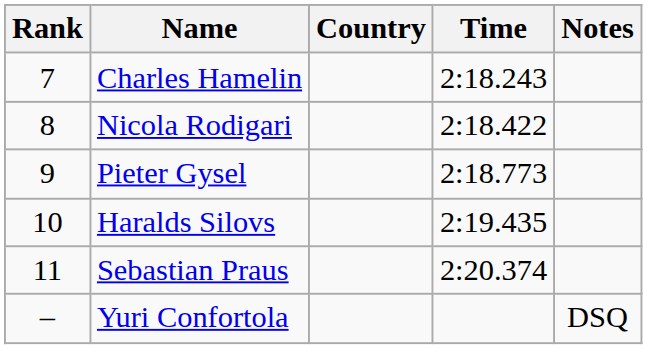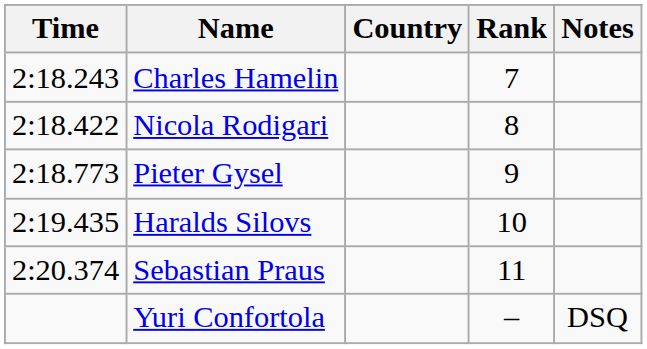columns swapped: (47, 28) <-> (494, 28)
